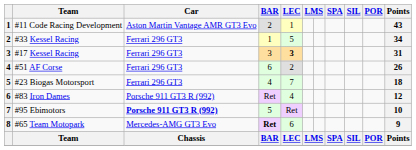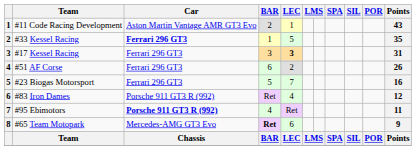(154, 39) normal -> (157, 39) bold
(398, 39) 34 -> (398, 39) 35
(270, 81) 4 -> (270, 81) 5
(398, 81) 18 -> (398, 81) 16
(270, 110) 5 -> (270, 110) 4
(398, 110) 10 -> (398, 110) 11
